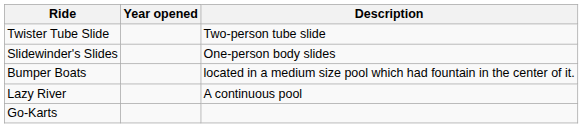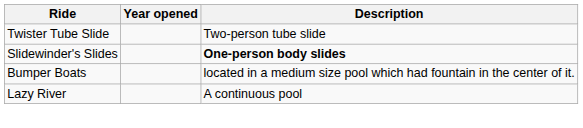(269, 53) normal -> (275, 53) bold
- row: (32, 113)
